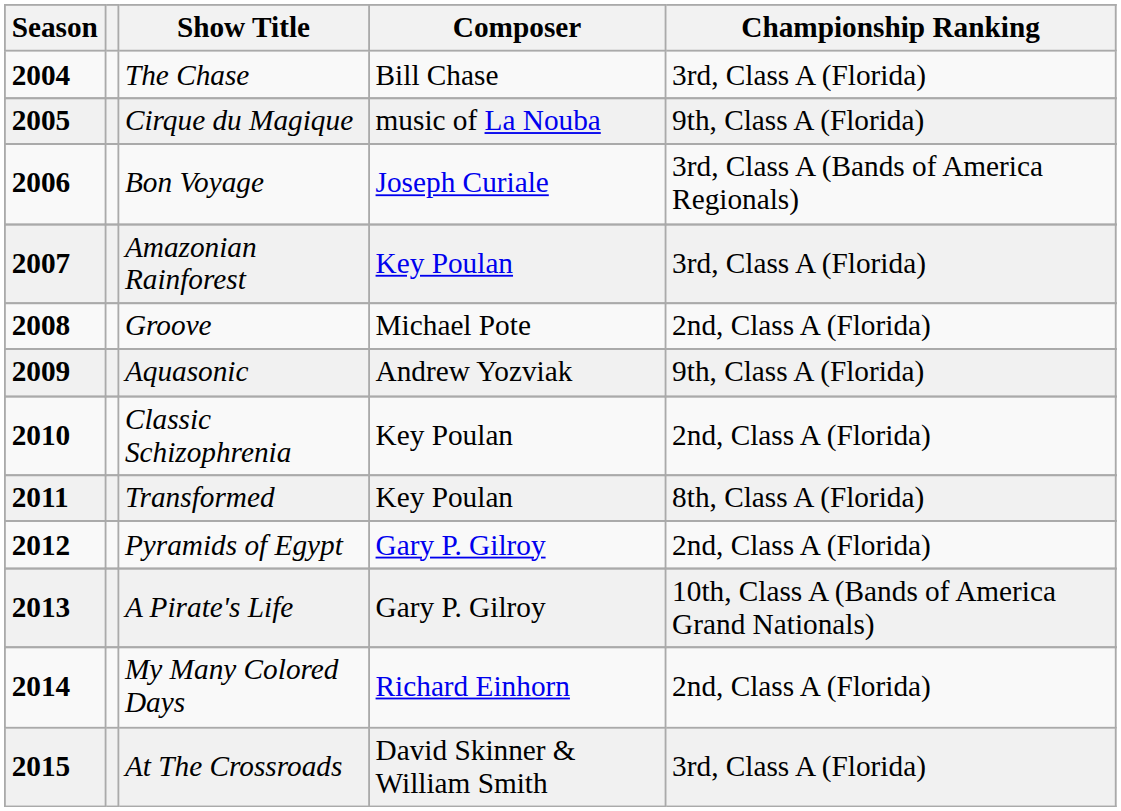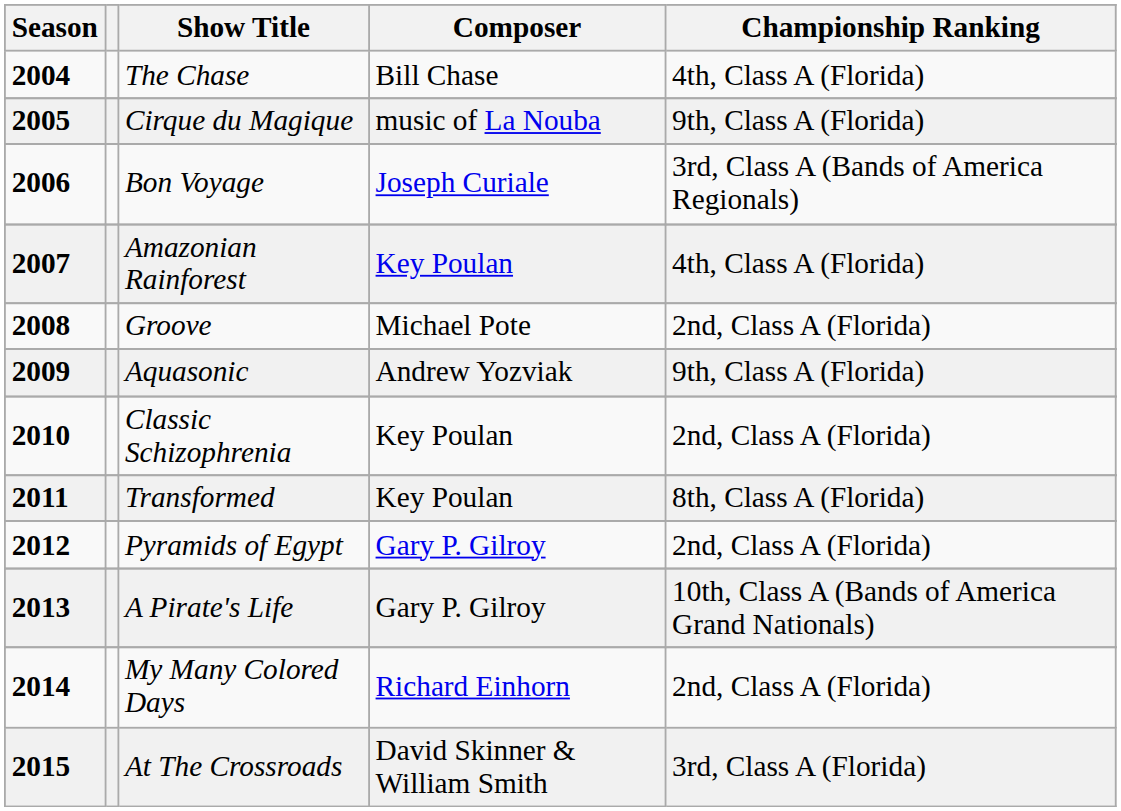(799, 74) 3rd, Class A (Florida) -> (798, 74) 4th, Class A (Florida)
(799, 262) 3rd, Class A (Florida) -> (798, 262) 4th, Class A (Florida)
